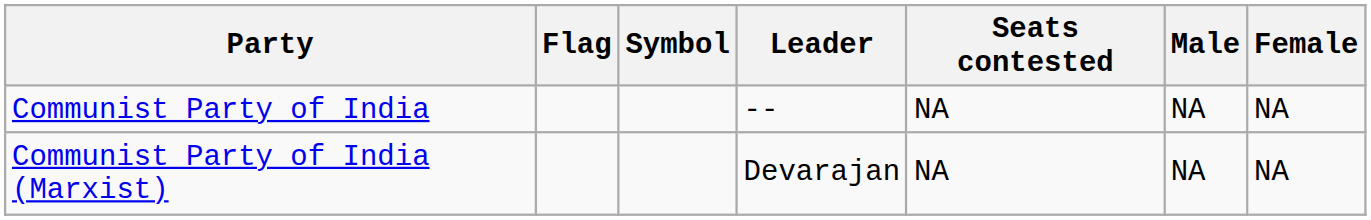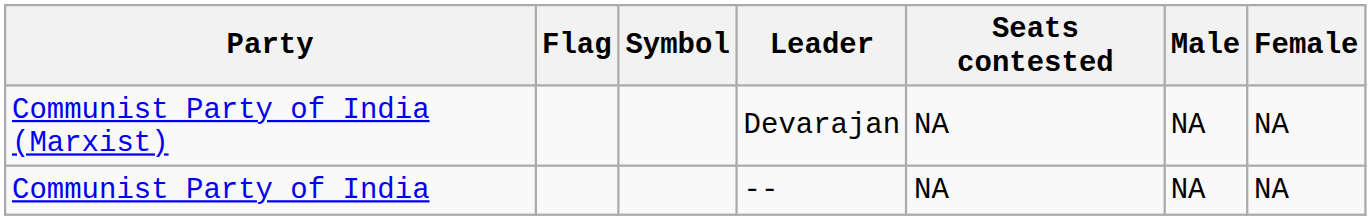rows swapped: (221, 173) <-> (221, 109)
